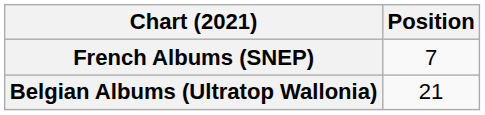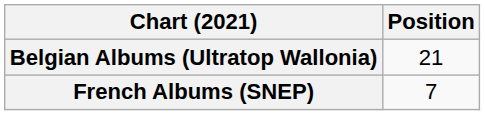rows swapped: (194, 92) <-> (194, 57)
